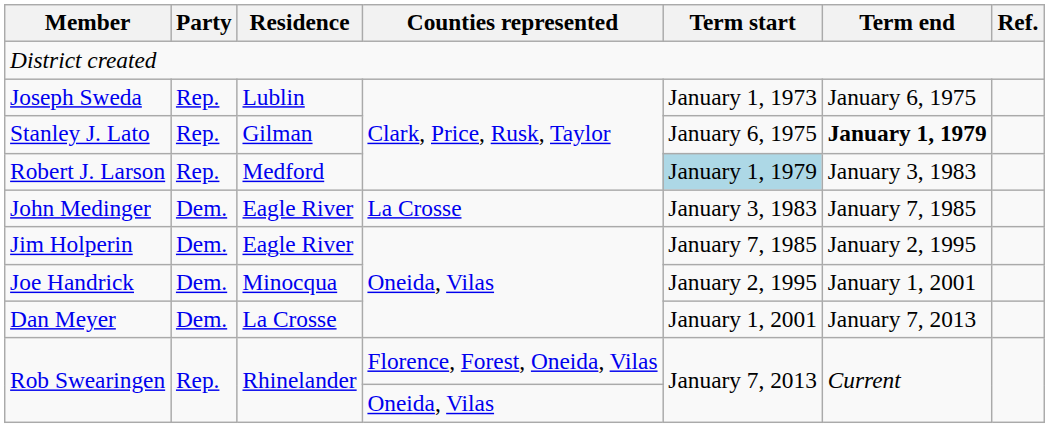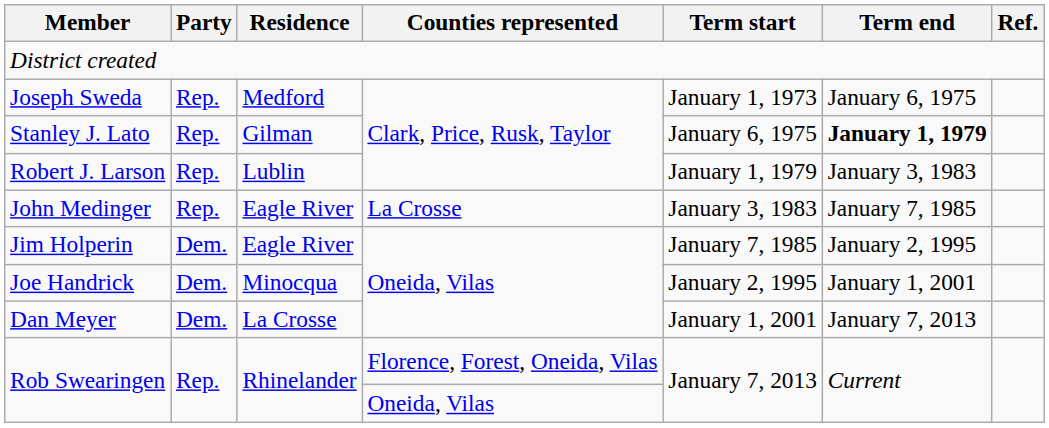(274, 97) Lublin -> (283, 97) Medford
(283, 171) Medford -> (274, 171) Lublin
(743, 171) lightblue background -> (743, 171) no background
(202, 208) Dem. -> (198, 208) Rep.
